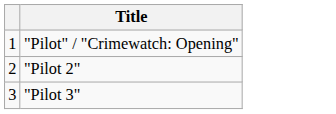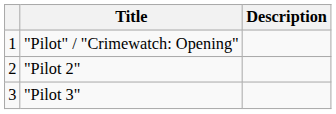+ column: (287, 17)
